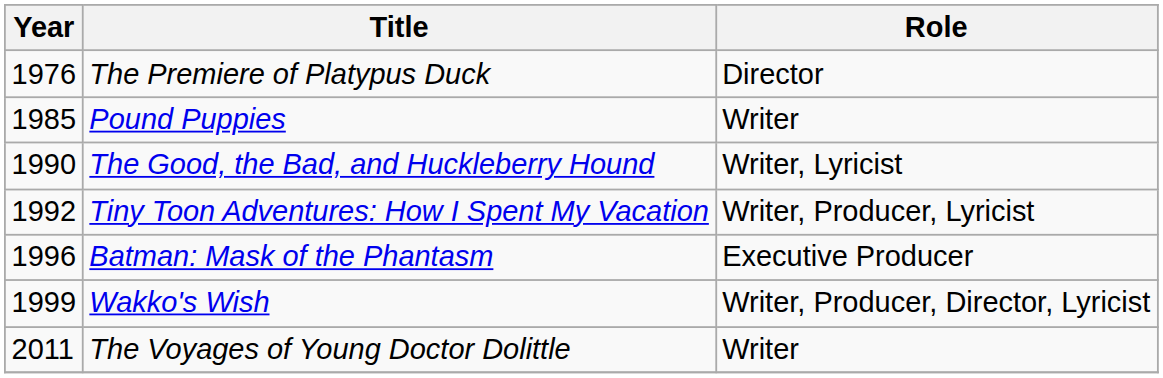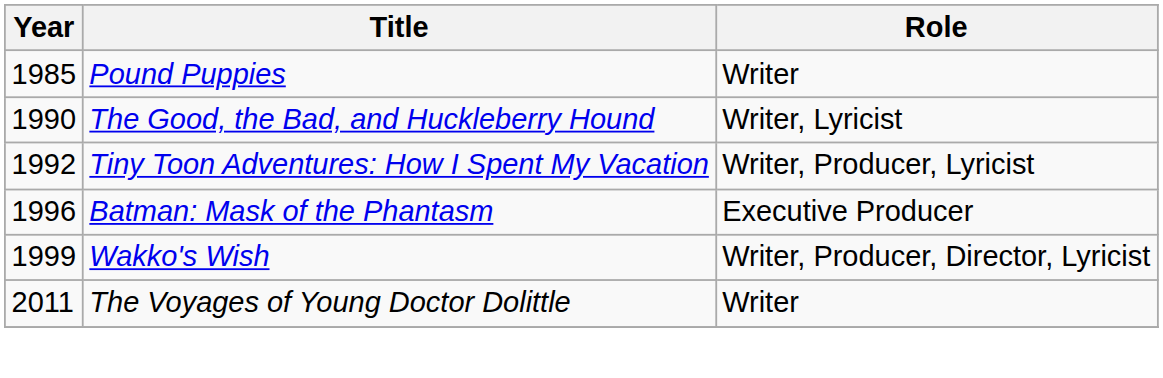- row: (290, 73)
